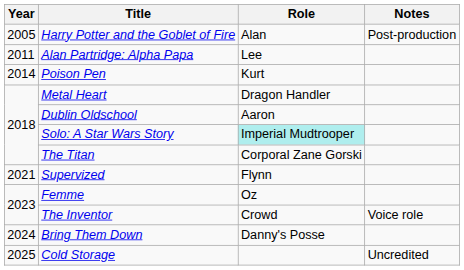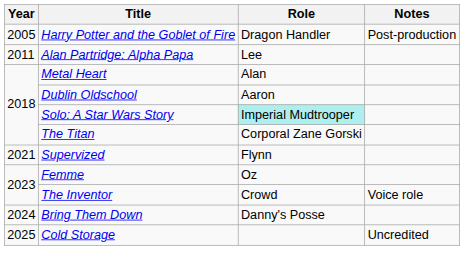(254, 34) Alan -> (286, 34) Dragon Handler
- row: (74, 74)
(286, 94) Dragon Handler -> (254, 74) Alan
